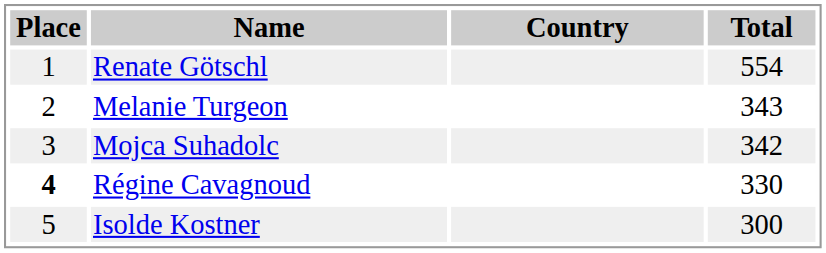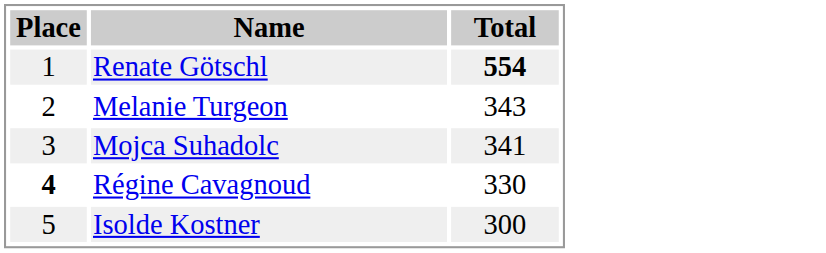- column: (577, 28)
(762, 67) normal -> (505, 67) bold
(762, 146) 342 -> (505, 146) 341
